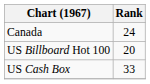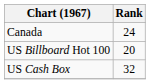(129, 69) 33 -> (129, 69) 32
